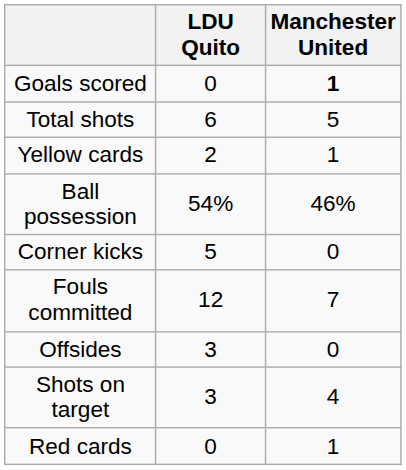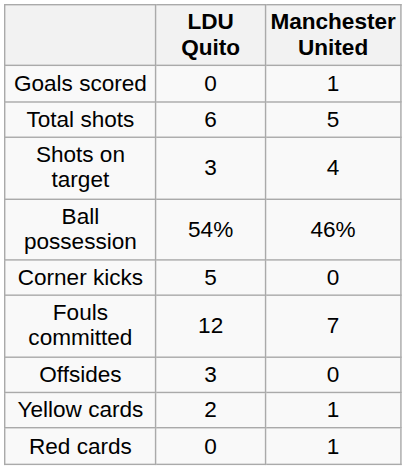(333, 83) bold -> (333, 83) normal
rows swapped: (80, 397) <-> (80, 155)
